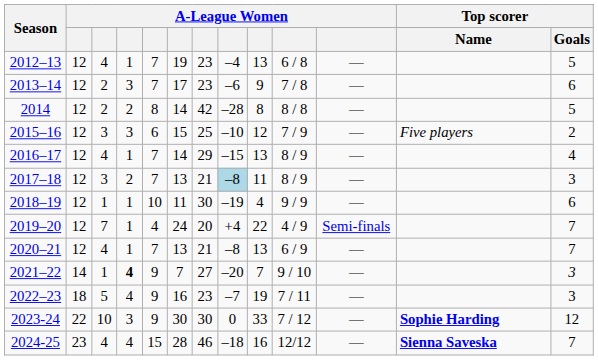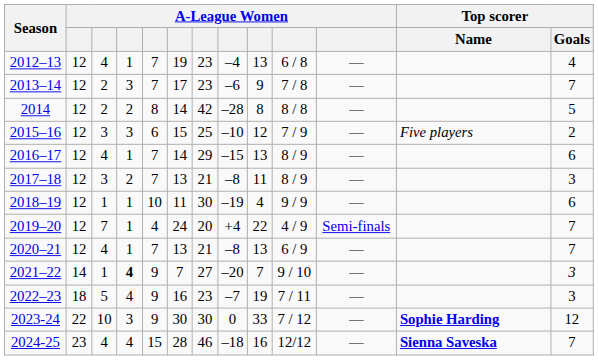(572, 62) 5 -> (572, 62) 4
(572, 86) 6 -> (572, 86) 7
(572, 156) 4 -> (572, 156) 6
(232, 179) lightblue background -> (232, 179) no background
